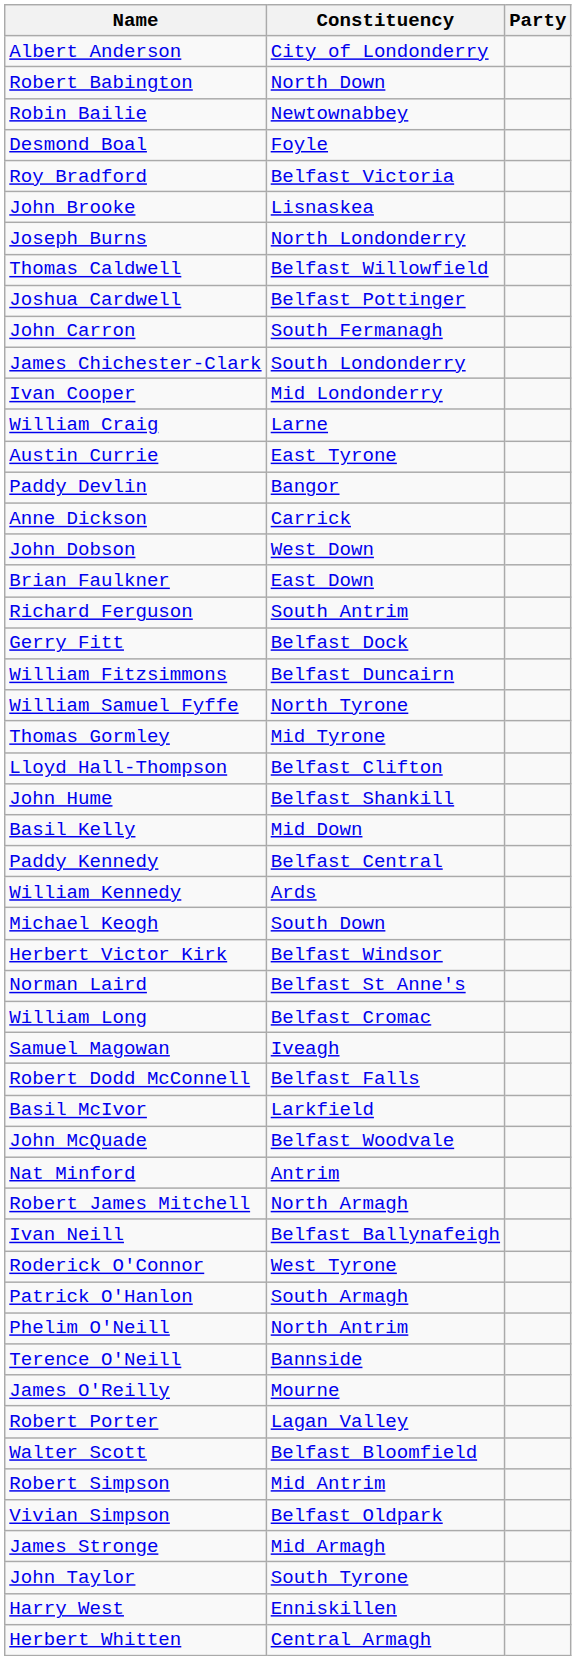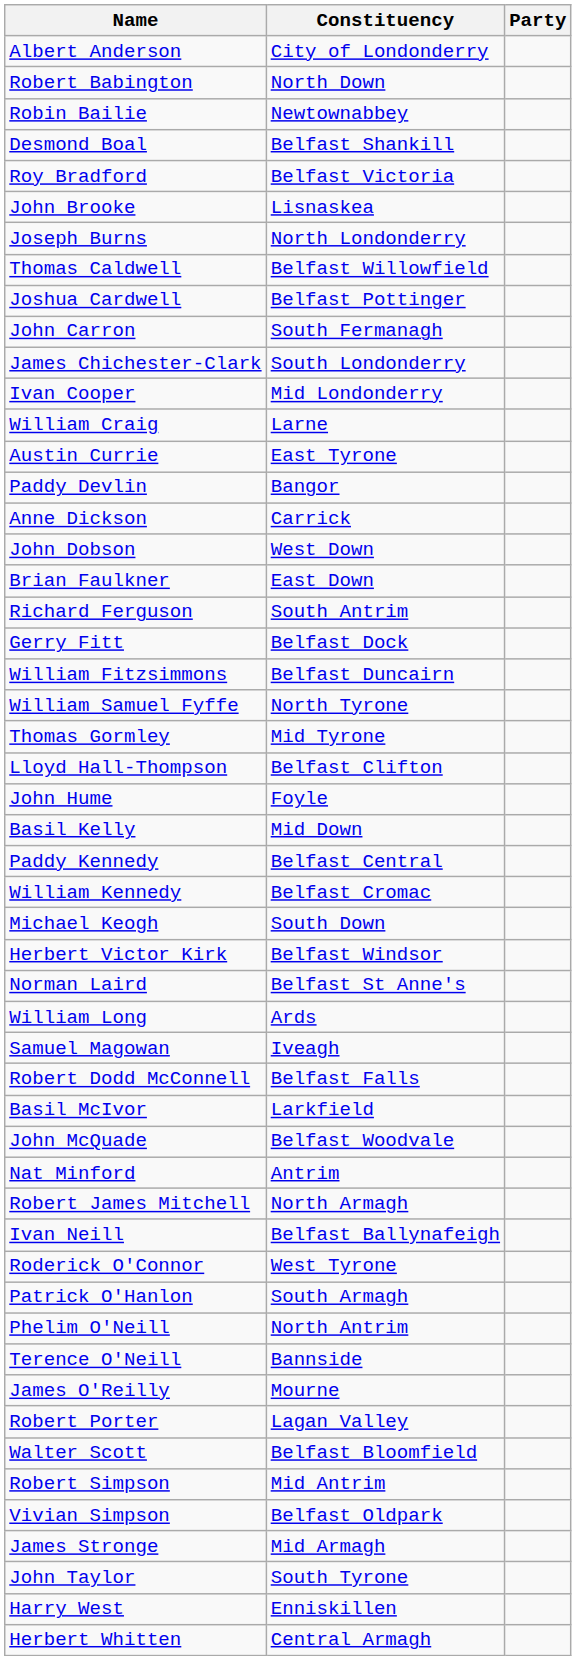(299, 145) Foyle -> (362, 145) Belfast Shankill
(362, 799) Belfast Shankill -> (299, 799) Foyle
(294, 892) Ards -> (351, 892) Belfast Cromac
(351, 1017) Belfast Cromac -> (294, 1017) Ards
